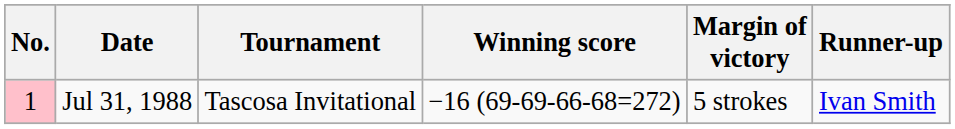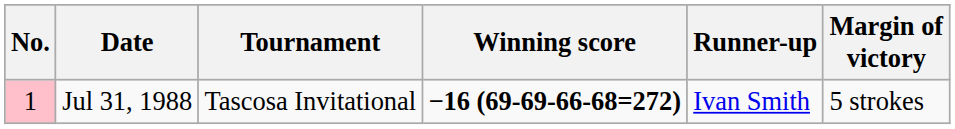columns swapped: (750, 42) <-> (881, 42)
(555, 101) normal -> (555, 101) bold
